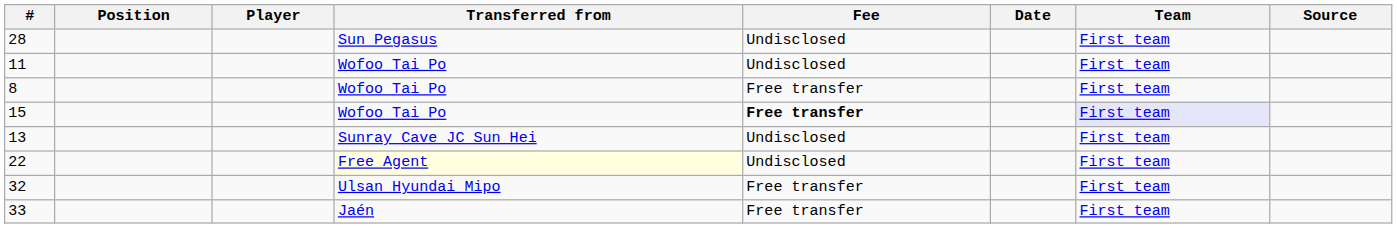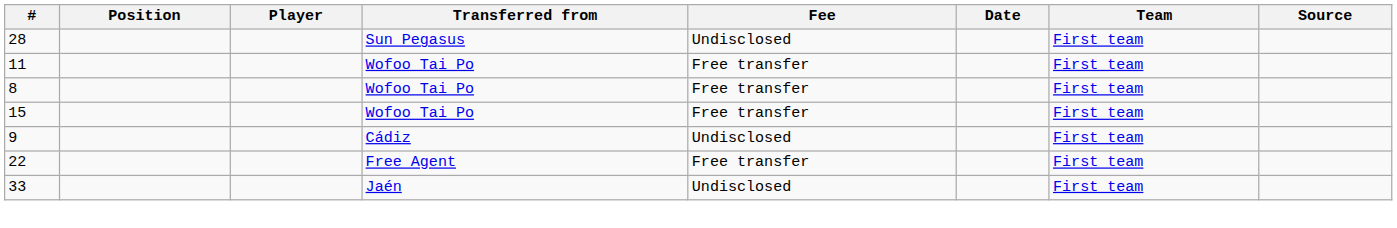(796, 66) Undisclosed -> (751, 66) Free transfer
(805, 114) bold -> (751, 114) normal
(1125, 114) lavender background -> (1098, 114) no background
- row: (17, 139)
+ row: (13, 139)
(383, 163) lightyellow background -> (411, 163) no background
(796, 163) Undisclosed -> (751, 163) Free transfer
- row: (17, 187)
(805, 212) Free transfer -> (742, 187) Undisclosed
